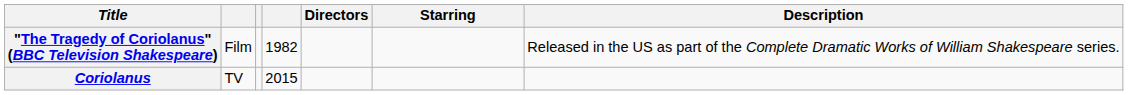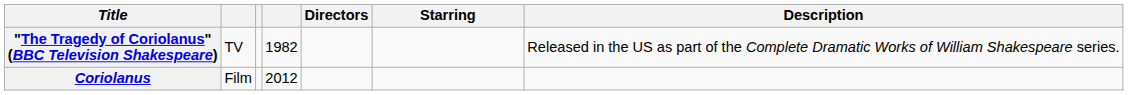(238, 47) Film -> (234, 47) TV
(234, 78) TV -> (238, 78) Film
(281, 78) 2015 -> (281, 78) 2012
